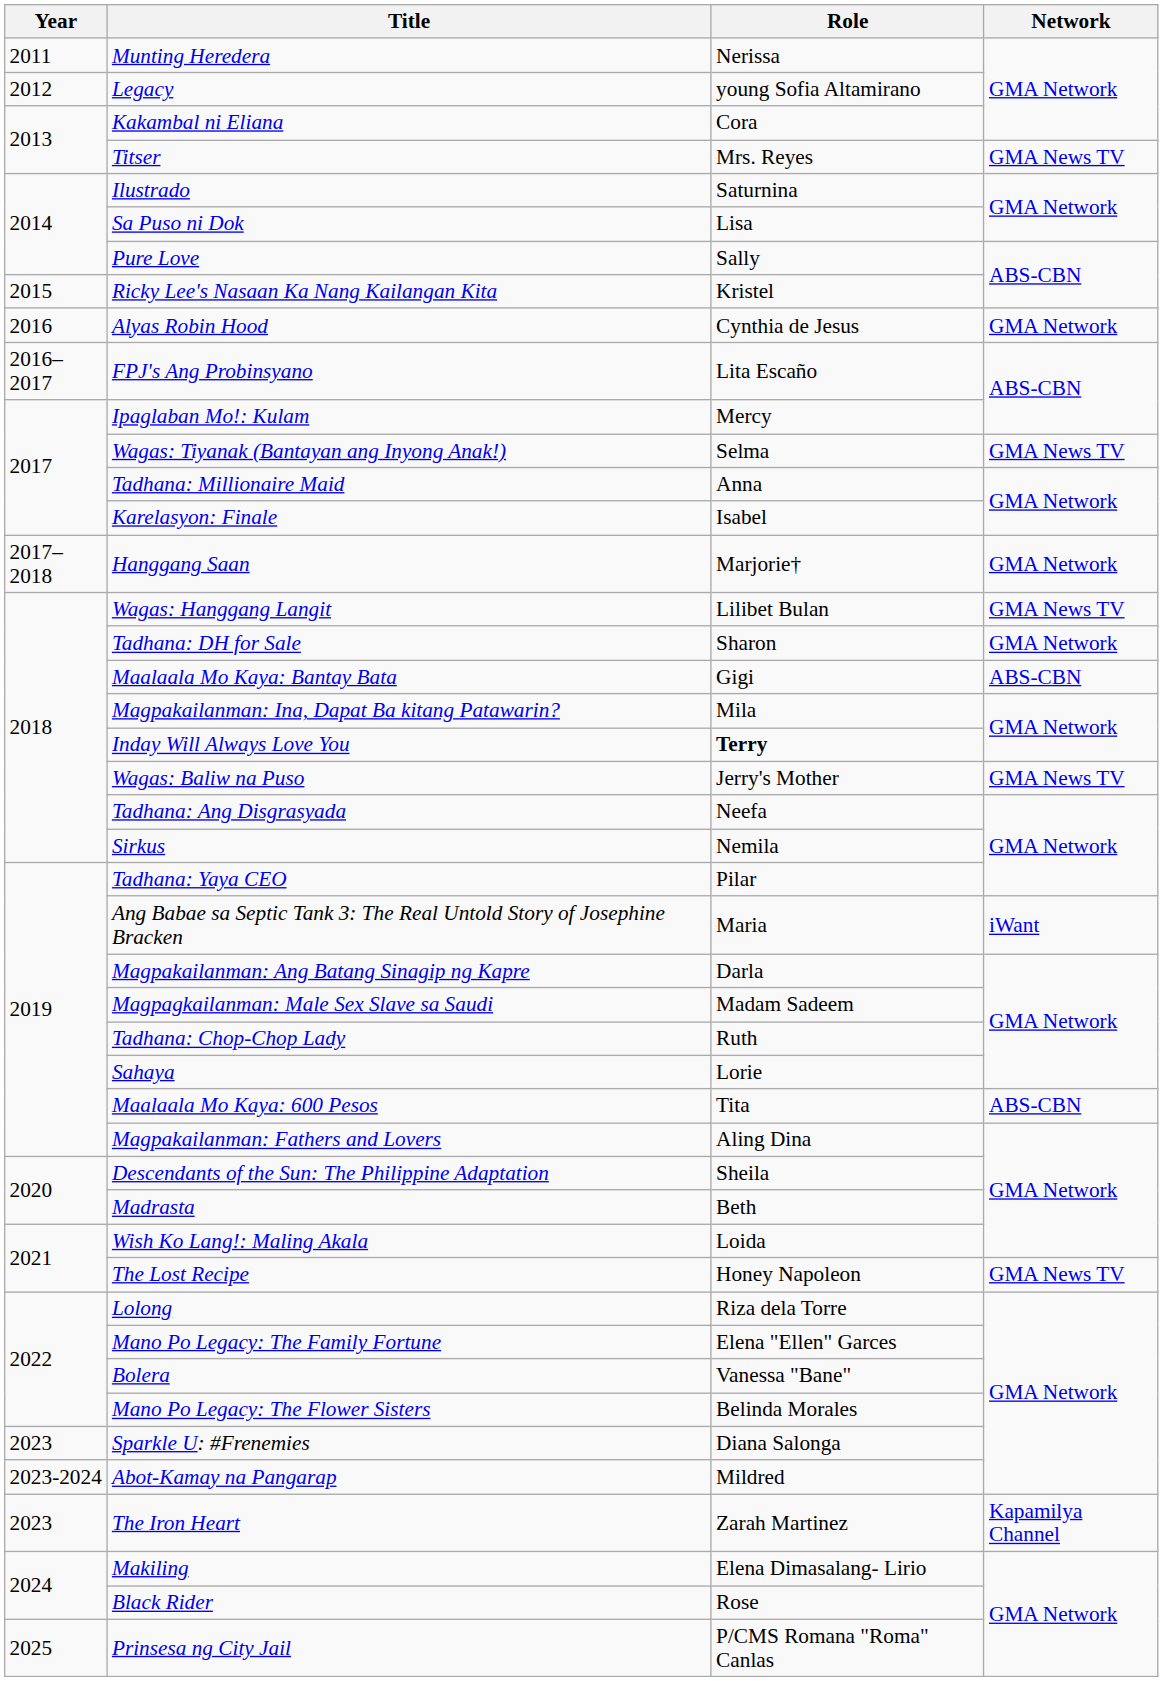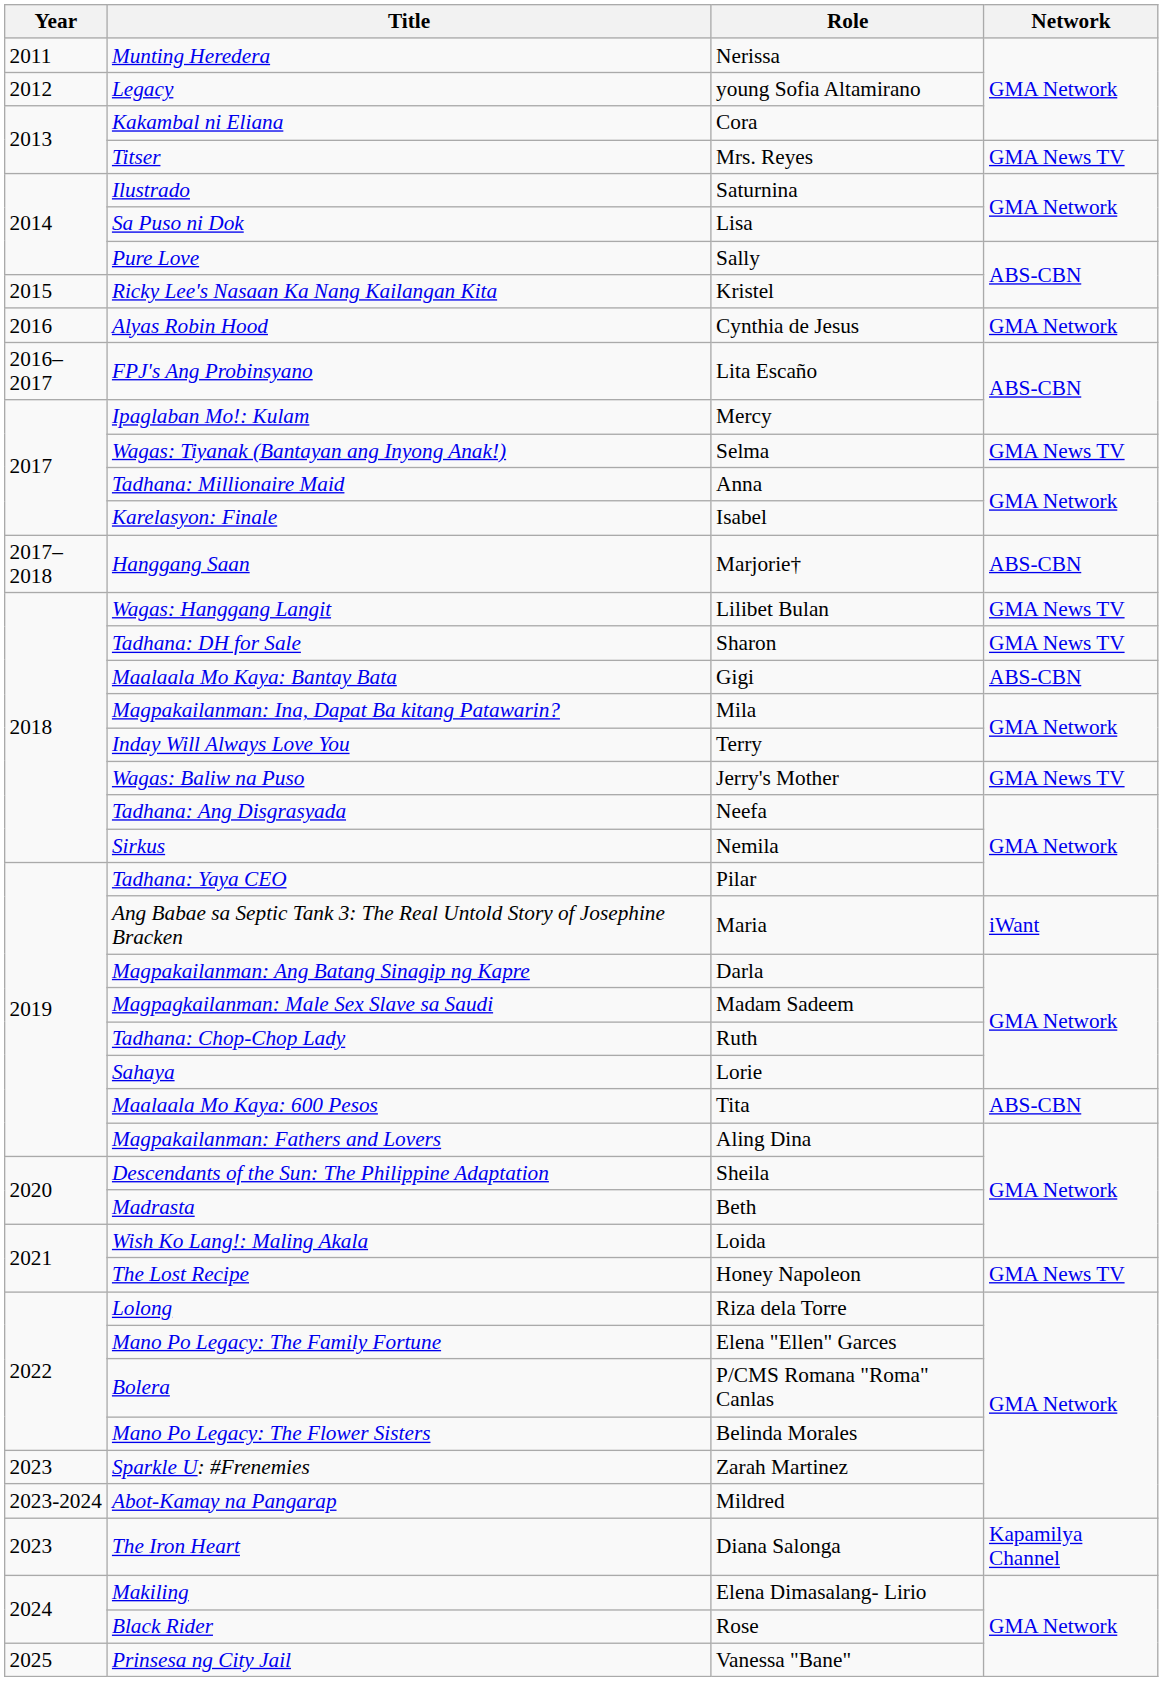(1053, 563) GMA Network -> (1035, 563) ABS-CBN
(1053, 642) GMA Network -> (1057, 642) GMA News TV
(742, 744) bold -> (739, 744) normal
(784, 1375) Vanessa "Bane" -> (822, 1387) P/CMS Romana "Roma" Canlas
(778, 1443) Diana Salonga -> (782, 1467) Zarah Martinez
(782, 1522) Zarah Martinez -> (778, 1546) Diana Salonga
(822, 1647) P/CMS Romana "Roma" Canlas -> (784, 1659) Vanessa "Bane"
